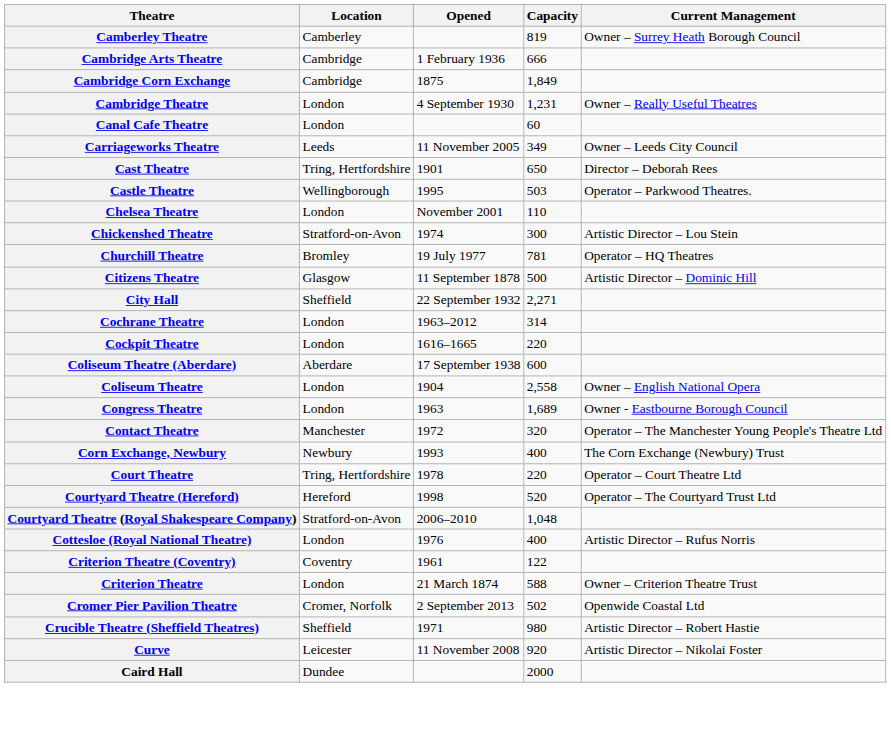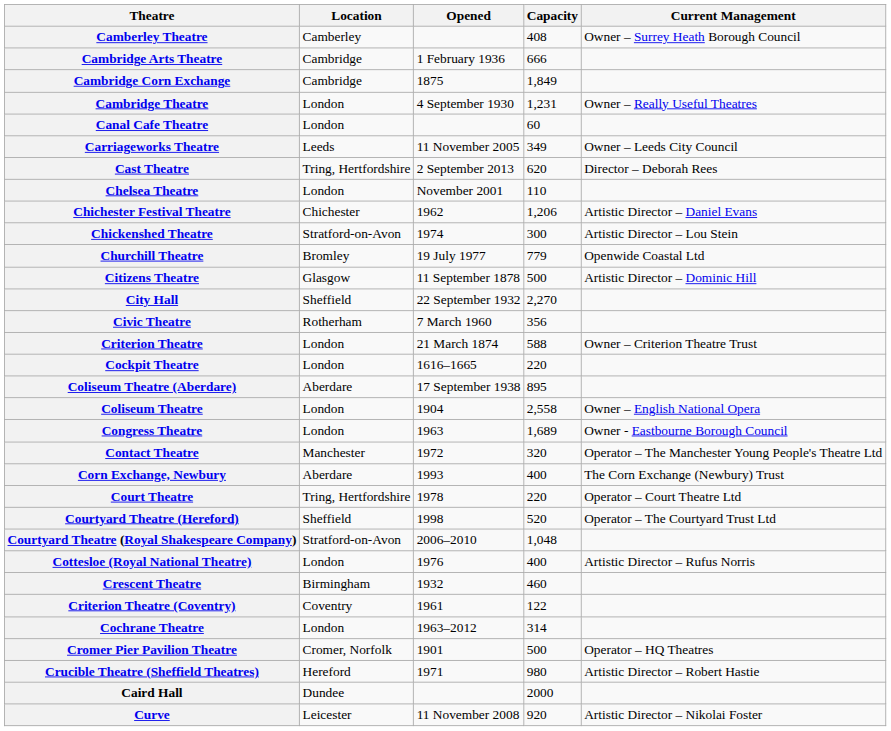(537, 37) 819 -> (537, 37) 408
(430, 168) 1901 -> (465, 168) 2 September 2013
(537, 168) 650 -> (537, 168) 620
- row: (152, 190)
+ row: (152, 212)
(537, 256) 781 -> (537, 256) 779
(649, 256) Operator – HQ Theatres -> (644, 256) Openwide Coastal Ltd
(542, 299) 2,271 -> (542, 299) 2,270
+ row: (152, 321)
rows swapped: (152, 321) <-> (152, 584)
(537, 365) 600 -> (537, 387) 895
(327, 452) Newbury -> (327, 474) Aberdare
(327, 496) Hereford -> (327, 518) Sheffield
+ row: (152, 584)
(465, 605) 2 September 2013 -> (430, 649) 1901
(537, 605) 502 -> (537, 649) 500
(644, 605) Openwide Coastal Ltd -> (649, 649) Operator – HQ Theatres
(327, 627) Sheffield -> (327, 671) Hereford
rows swapped: (152, 649) <-> (152, 671)
